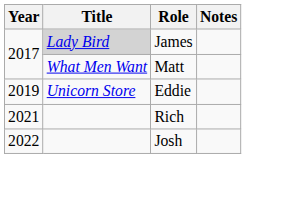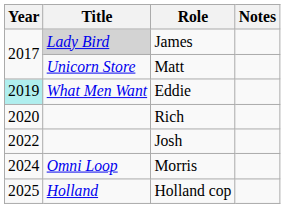(97, 66) What Men Want -> (91, 66) Unicorn Store
(24, 91) no background -> (24, 91) paleturquoise background
(91, 91) Unicorn Store -> (97, 91) What Men Want
(24, 116) 2021 -> (24, 116) 2020
+ row: (176, 166)
+ row: (193, 191)
